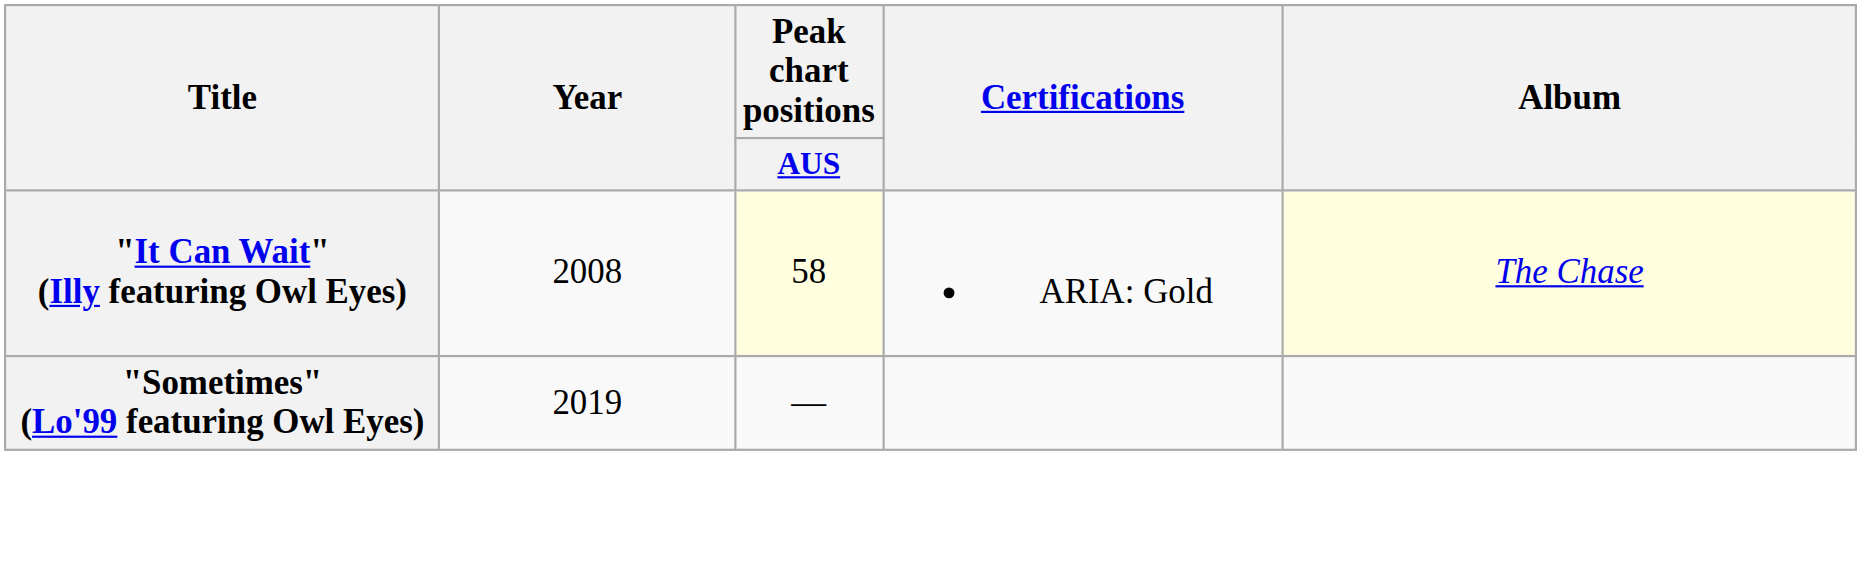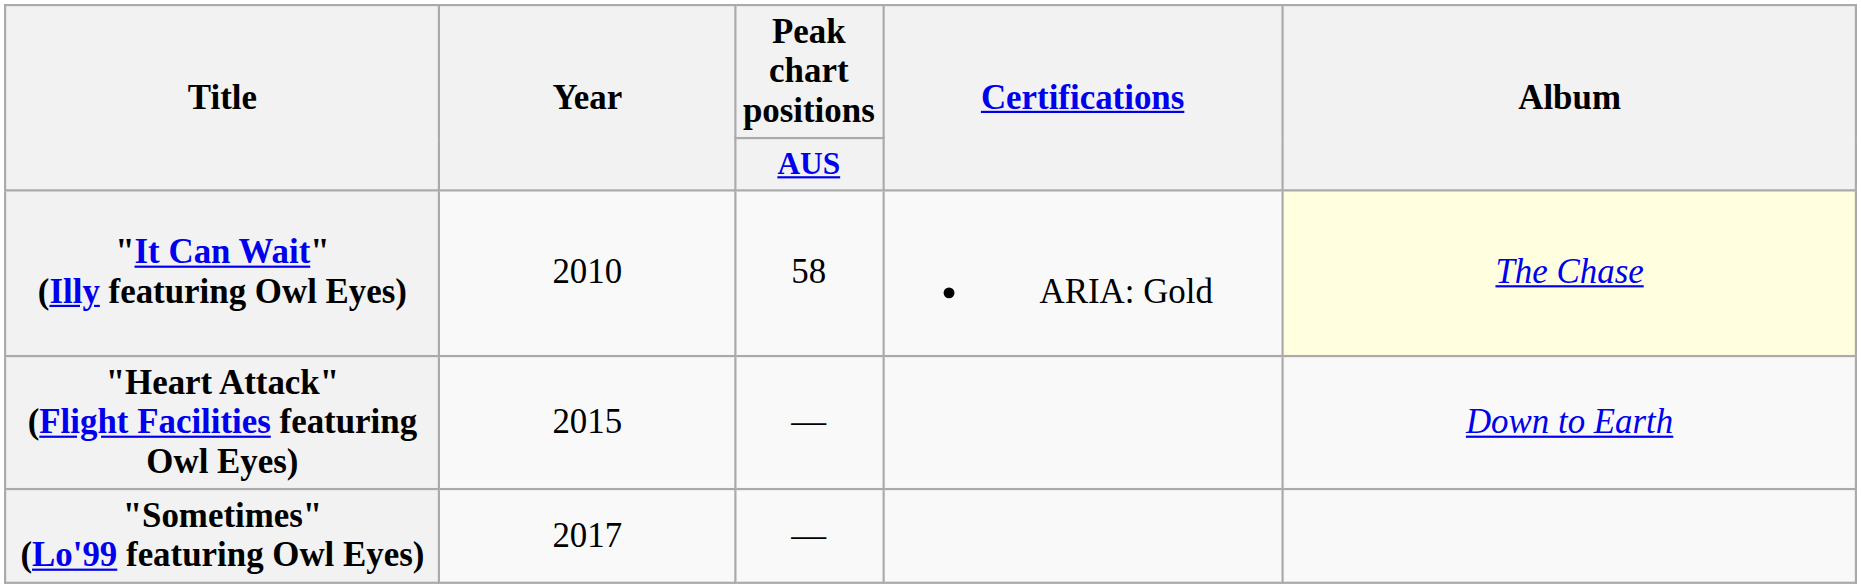(587, 272) 2008 -> (587, 272) 2010
(809, 272) lightyellow background -> (809, 272) no background
+ row: (222, 421)
(587, 401) 2019 -> (587, 535) 2017
